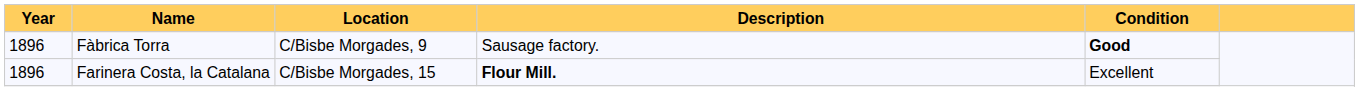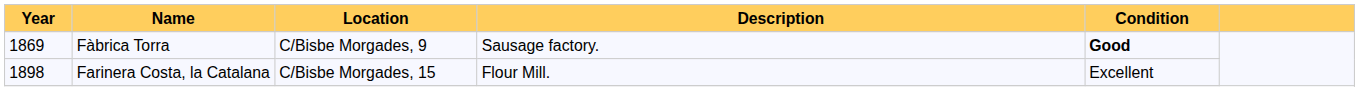(27, 45) 1896 -> (27, 45) 1869
(27, 72) 1896 -> (27, 72) 1898
(519, 72) bold -> (516, 72) normal
